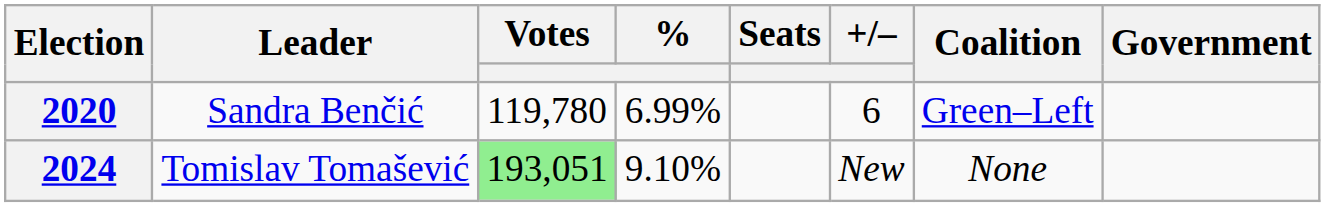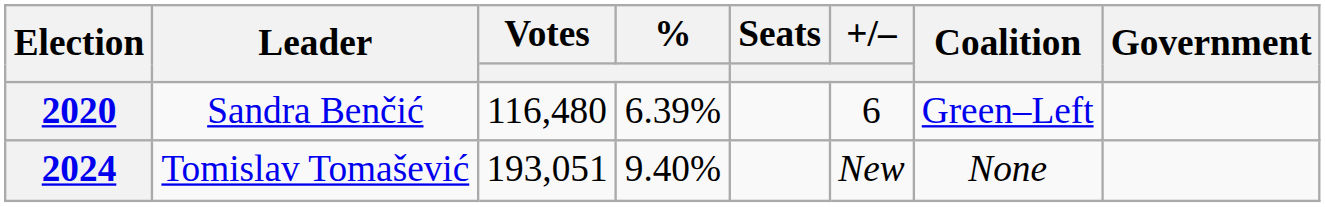(547, 110) 119,780 -> (547, 110) 116,480
(673, 110) 6.99% -> (673, 110) 6.39%
(547, 169) lightgreen background -> (547, 169) no background
(673, 169) 9.10% -> (673, 169) 9.40%
